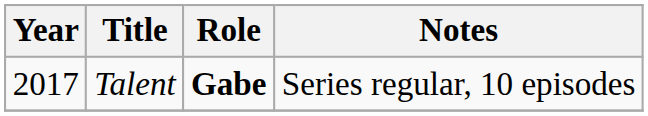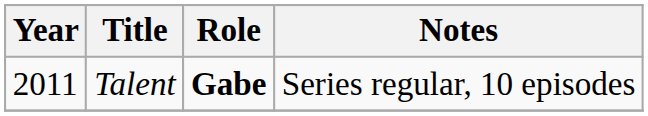(46, 83) 2017 -> (45, 83) 2011
